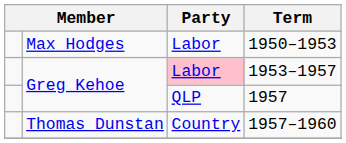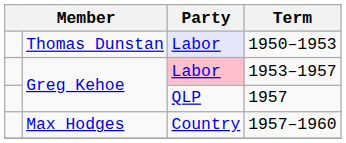(75, 45) Max Hodges -> (95, 45) Thomas Dunstan
(196, 45) no background -> (196, 45) lavender background
(95, 125) Thomas Dunstan -> (75, 125) Max Hodges
